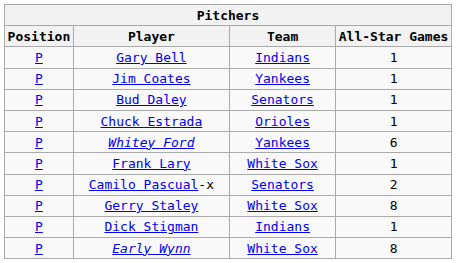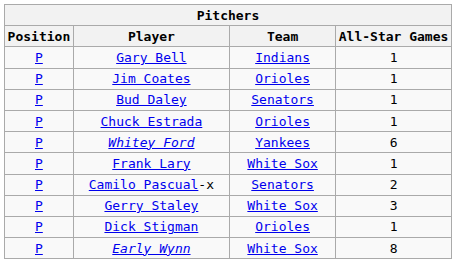(283, 79) Yankees -> (283, 79) Orioles
(394, 206) 8 -> (394, 206) 3
(283, 227) Indians -> (283, 227) Orioles
